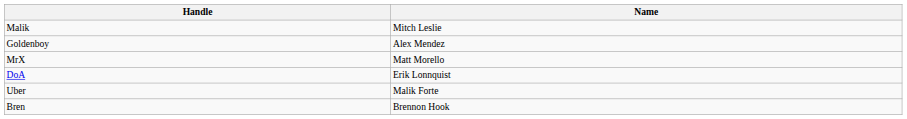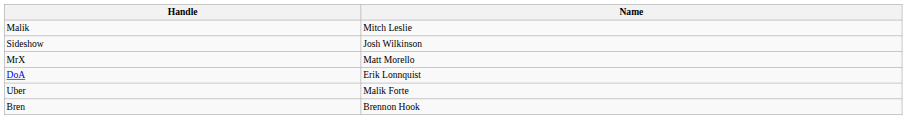+ row: (25, 44)
- row: (28, 44)
